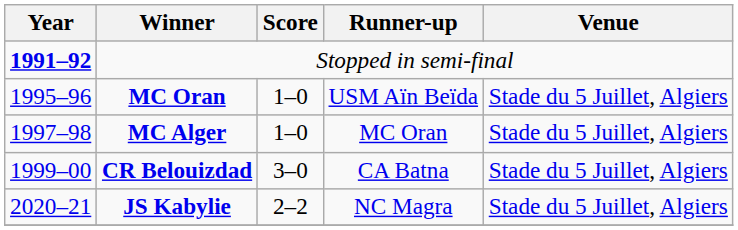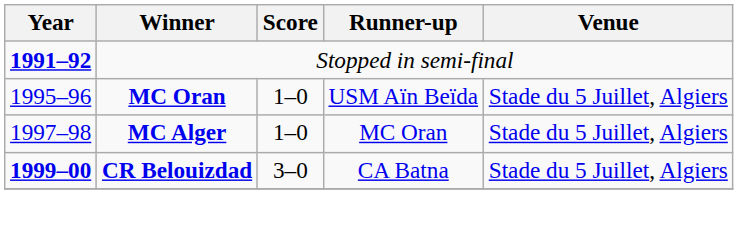(51, 170) normal -> (51, 170) bold
- row: (177, 206)
